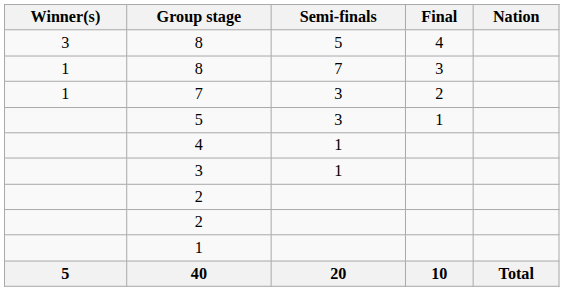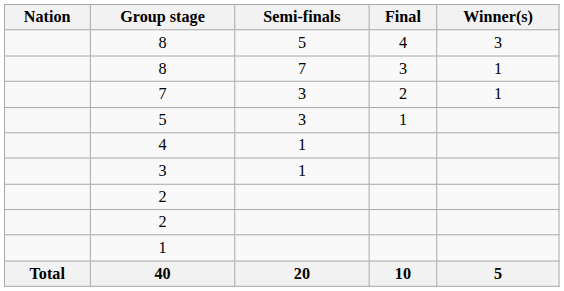columns swapped: (516, 17) <-> (65, 17)
